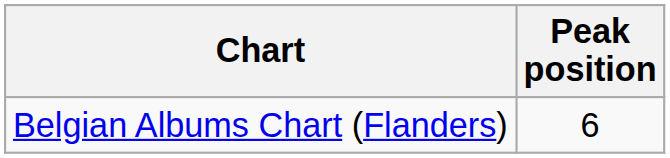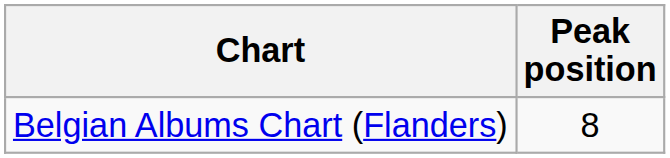(590, 124) 6 -> (590, 124) 8
